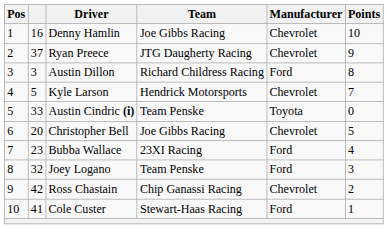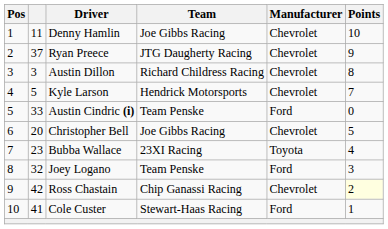(37, 33) 16 -> (37, 33) 11
(281, 72) Ford -> (293, 72) Chevrolet
(286, 111) Toyota -> (281, 111) Ford
(281, 149) Ford -> (286, 149) Toyota
(351, 188) no background -> (351, 188) lightyellow background
